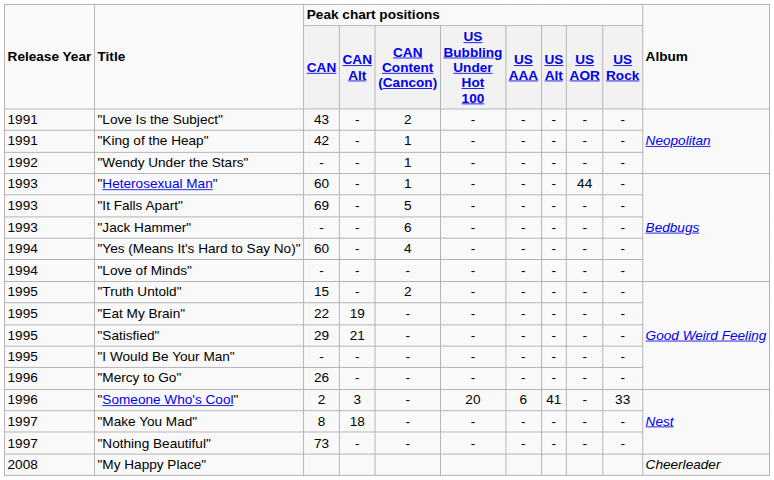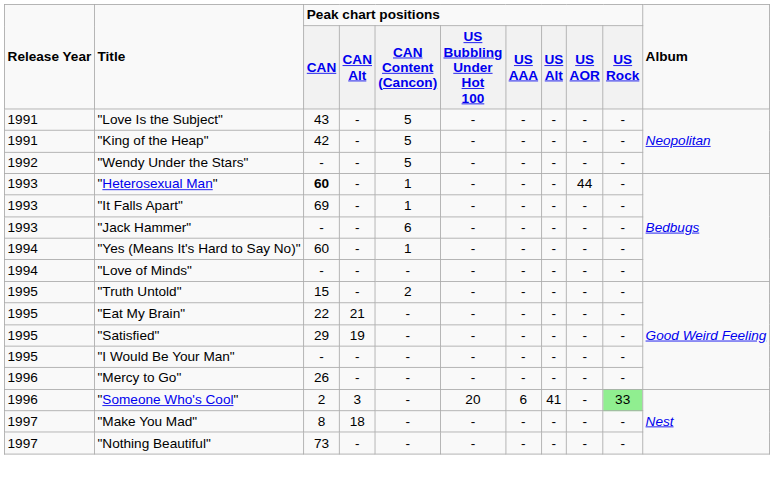(408, 119) 2 -> (408, 119) 5
(408, 141) 1 -> (408, 141) 5
(408, 162) 1 -> (408, 162) 5
(322, 184) normal -> (322, 184) bold
(408, 205) 5 -> (408, 205) 1
(408, 249) 4 -> (408, 249) 1
(357, 313) 19 -> (357, 313) 21
(357, 335) 21 -> (357, 335) 19
(623, 400) no background -> (623, 400) lightgreen background
- row: (152, 464)
